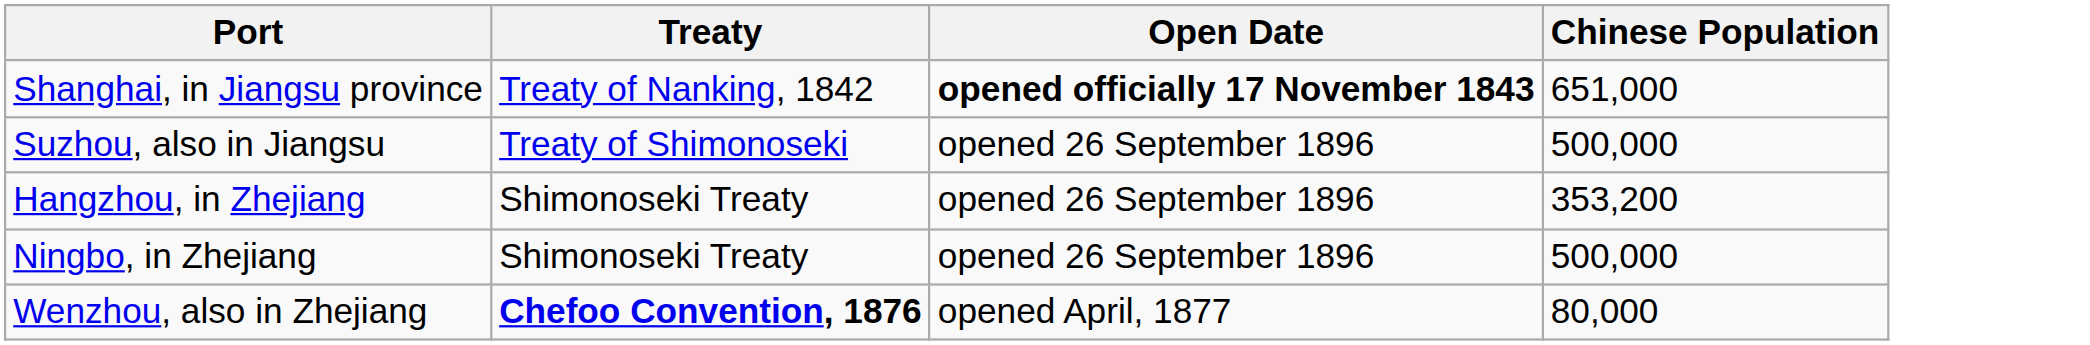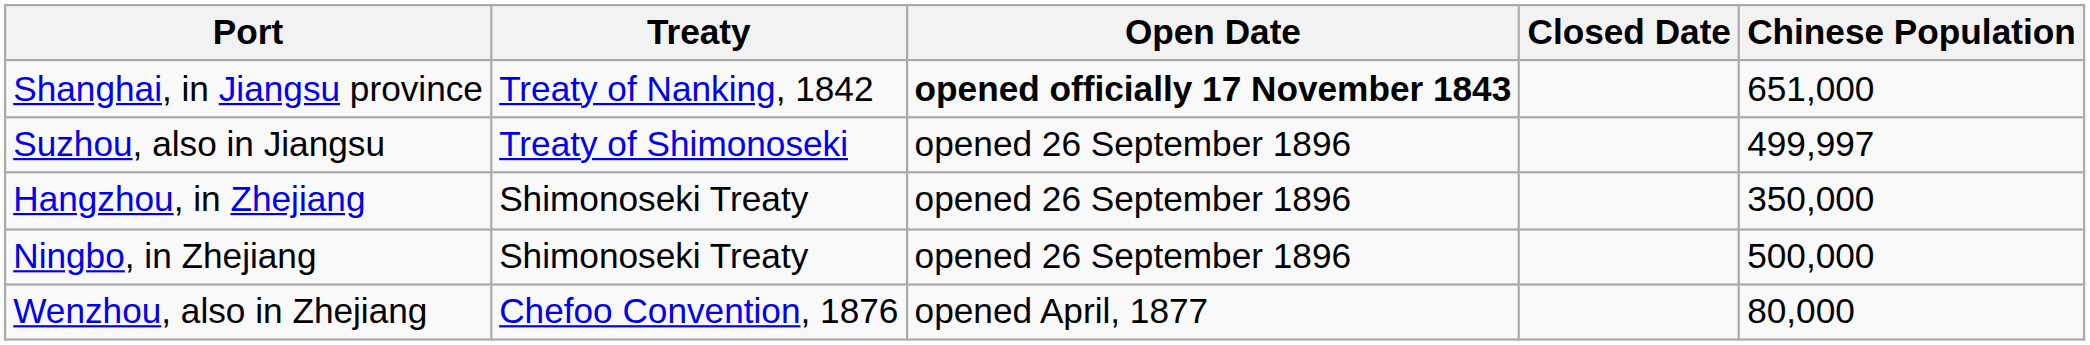+ column: (1629, 32)
(1614, 144) 500,000 -> (1811, 144) 499,997
(1614, 199) 353,200 -> (1811, 199) 350,000
(710, 311) bold -> (699, 311) normal
